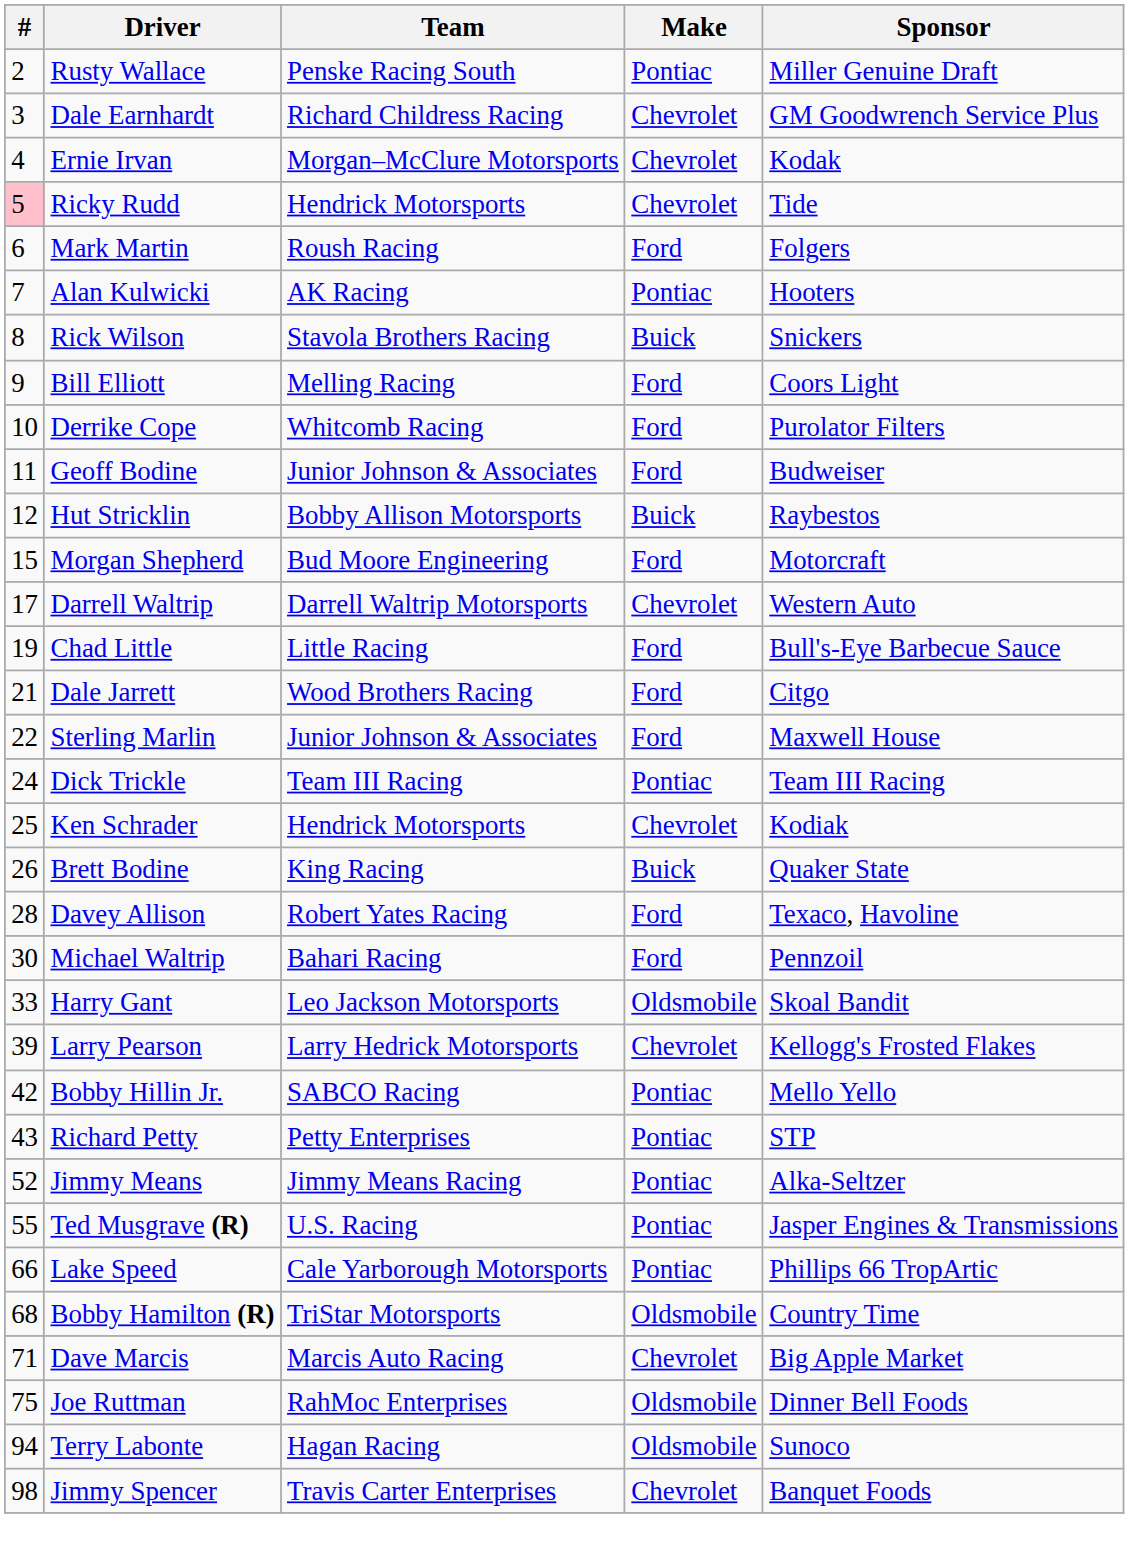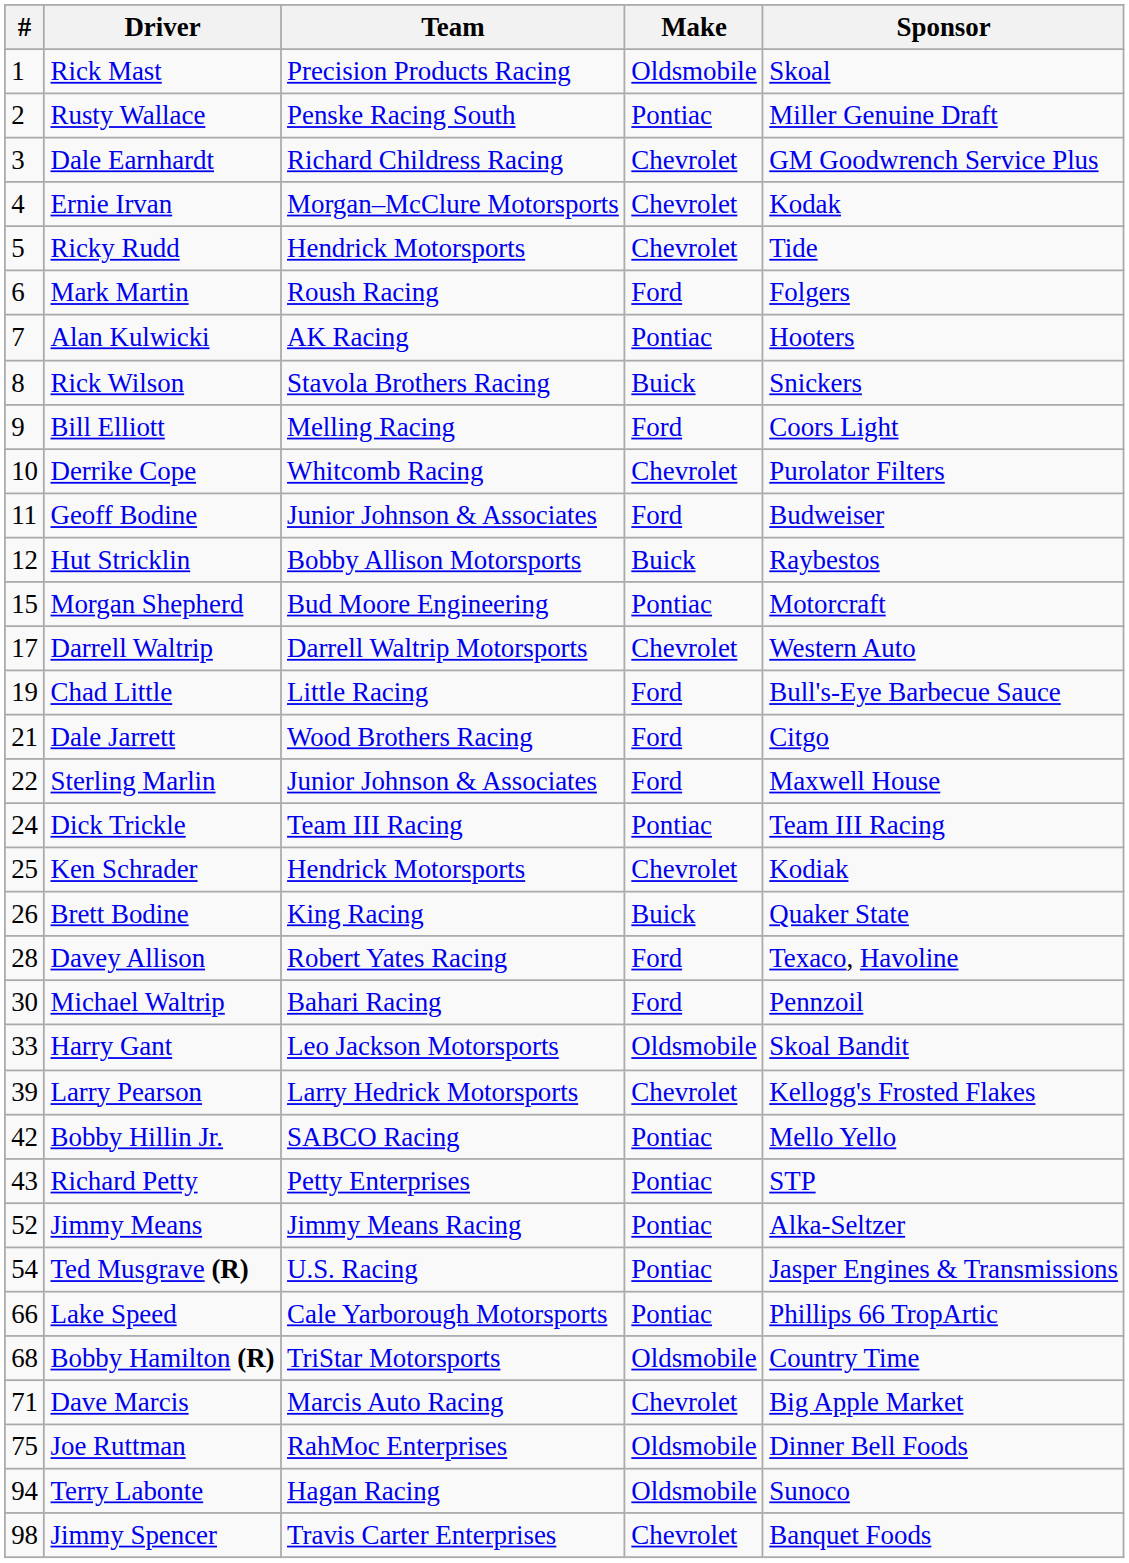+ row: (106, 71)
(18, 204) pink background -> (18, 248) no background
(657, 426) Ford -> (684, 470) Chevrolet
(657, 559) Ford -> (672, 603) Pontiac
(25, 1224) 55 -> (25, 1268) 54
